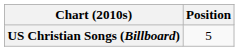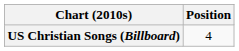(209, 35) 5 -> (209, 35) 4
